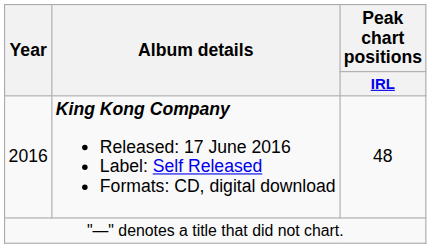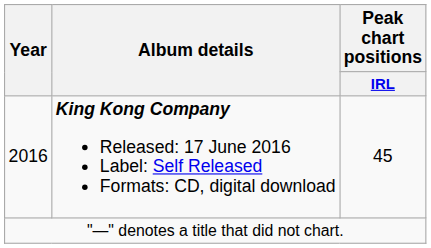(383, 156) 48 -> (383, 156) 45
